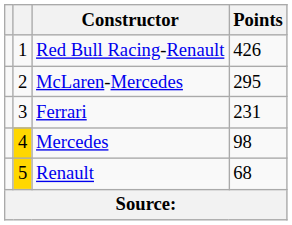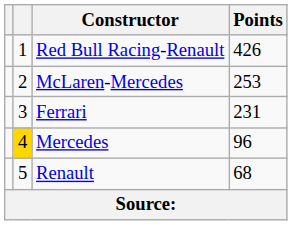(247, 80) 295 -> (247, 80) 253
(242, 142) 98 -> (242, 142) 96
(23, 173) gold background -> (23, 173) no background
